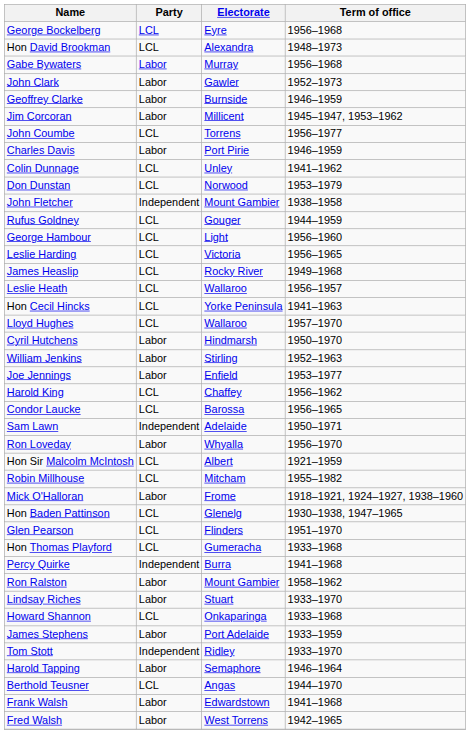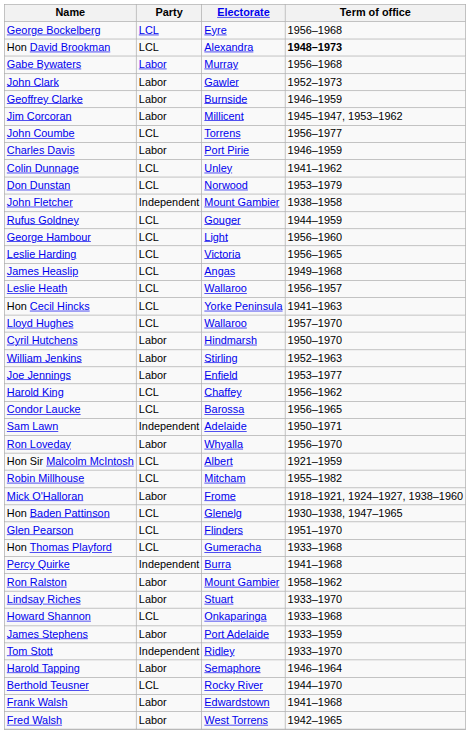(315, 47) normal -> (315, 47) bold
(234, 271) Rocky River -> (220, 271) Angas
(220, 686) Angas -> (234, 686) Rocky River
